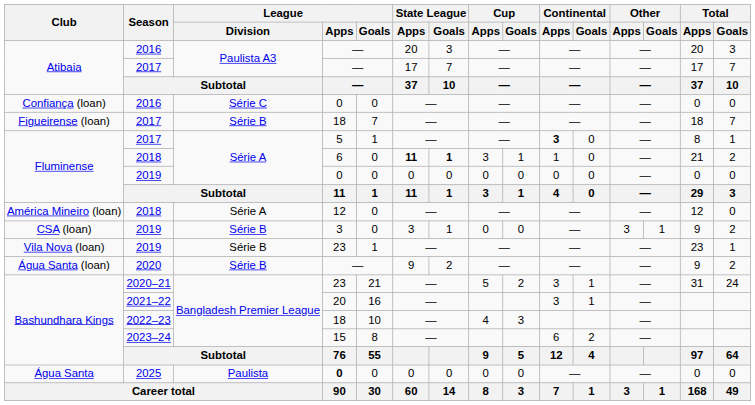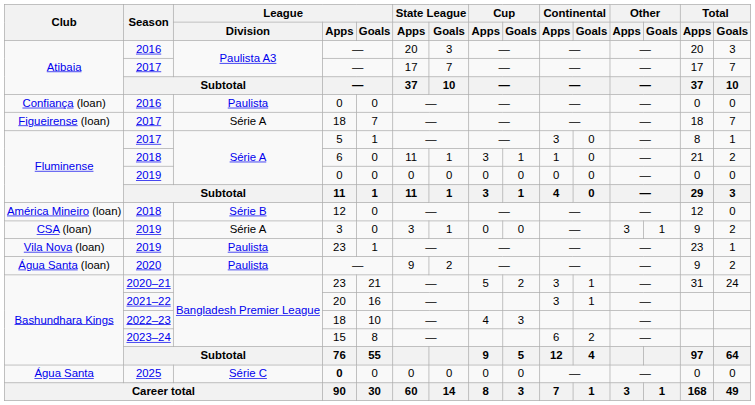(248, 103) Série C -> (248, 103) Paulista
(248, 121) Série B -> (248, 121) Série A
(556, 139) bold -> (556, 139) normal
(411, 157) bold -> (411, 157) normal
(449, 157) bold -> (449, 157) normal
(248, 211) Série A -> (248, 211) Série B
(248, 229) Série B -> (248, 229) Série A
(248, 247) Série B -> (248, 247) Paulista
(248, 265) Série B -> (248, 265) Paulista
(248, 373) Paulista -> (248, 373) Série C
